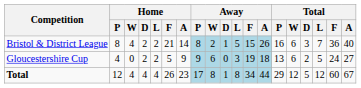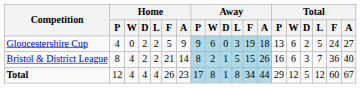rows swapped: (57, 43) <-> (47, 59)
